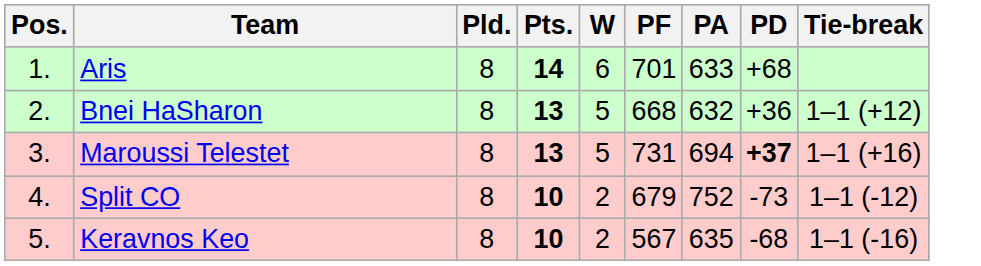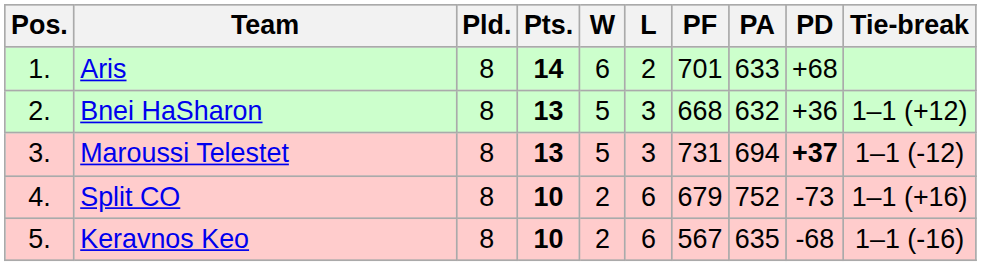+ column: (648, 25)
(864, 153) 1–1 (+16) -> (910, 153) 1–1 (-12)
(864, 196) 1–1 (-12) -> (910, 196) 1–1 (+16)
